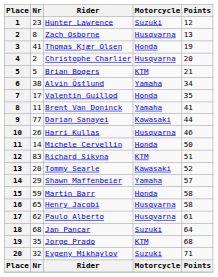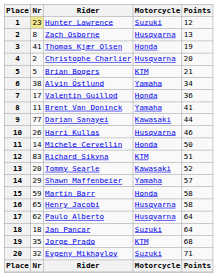(37, 23) no background -> (37, 23) khaki background
(188, 96) 35 -> (188, 96) 36
(188, 217) 61 -> (188, 217) 64
(37, 230) 68 -> (37, 230) 18
